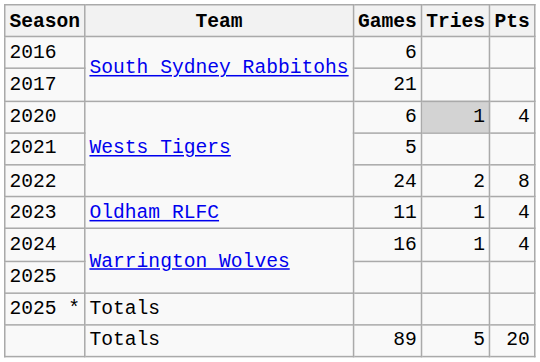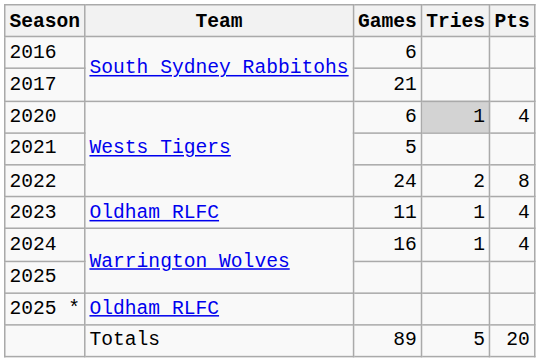(125, 309) Totals -> (154, 309) Oldham RLFC
